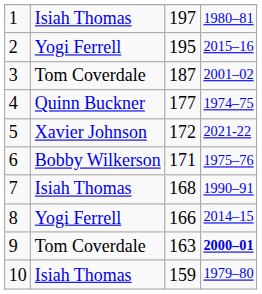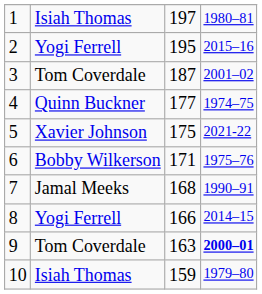(182, 132) 172 -> (182, 132) 175
(83, 189) Isiah Thomas -> (82, 189) Jamal Meeks
